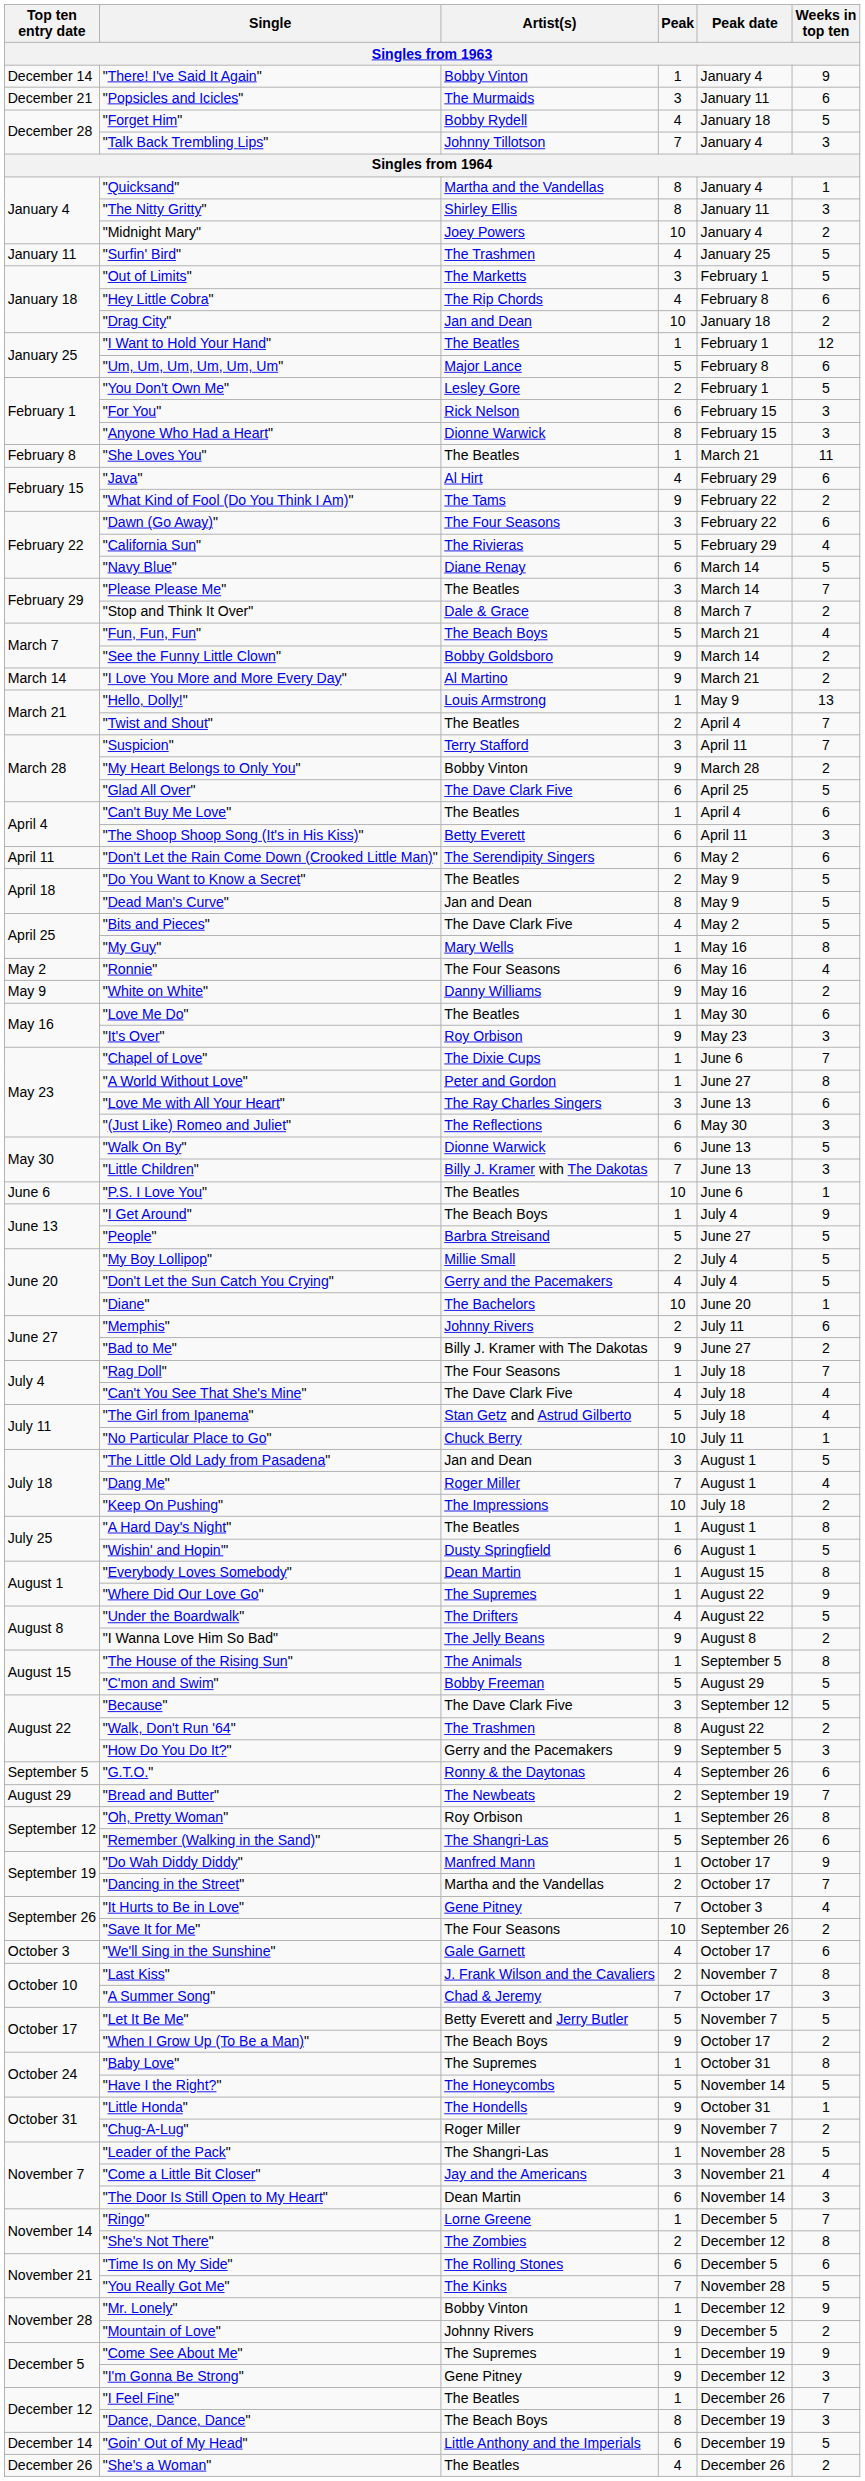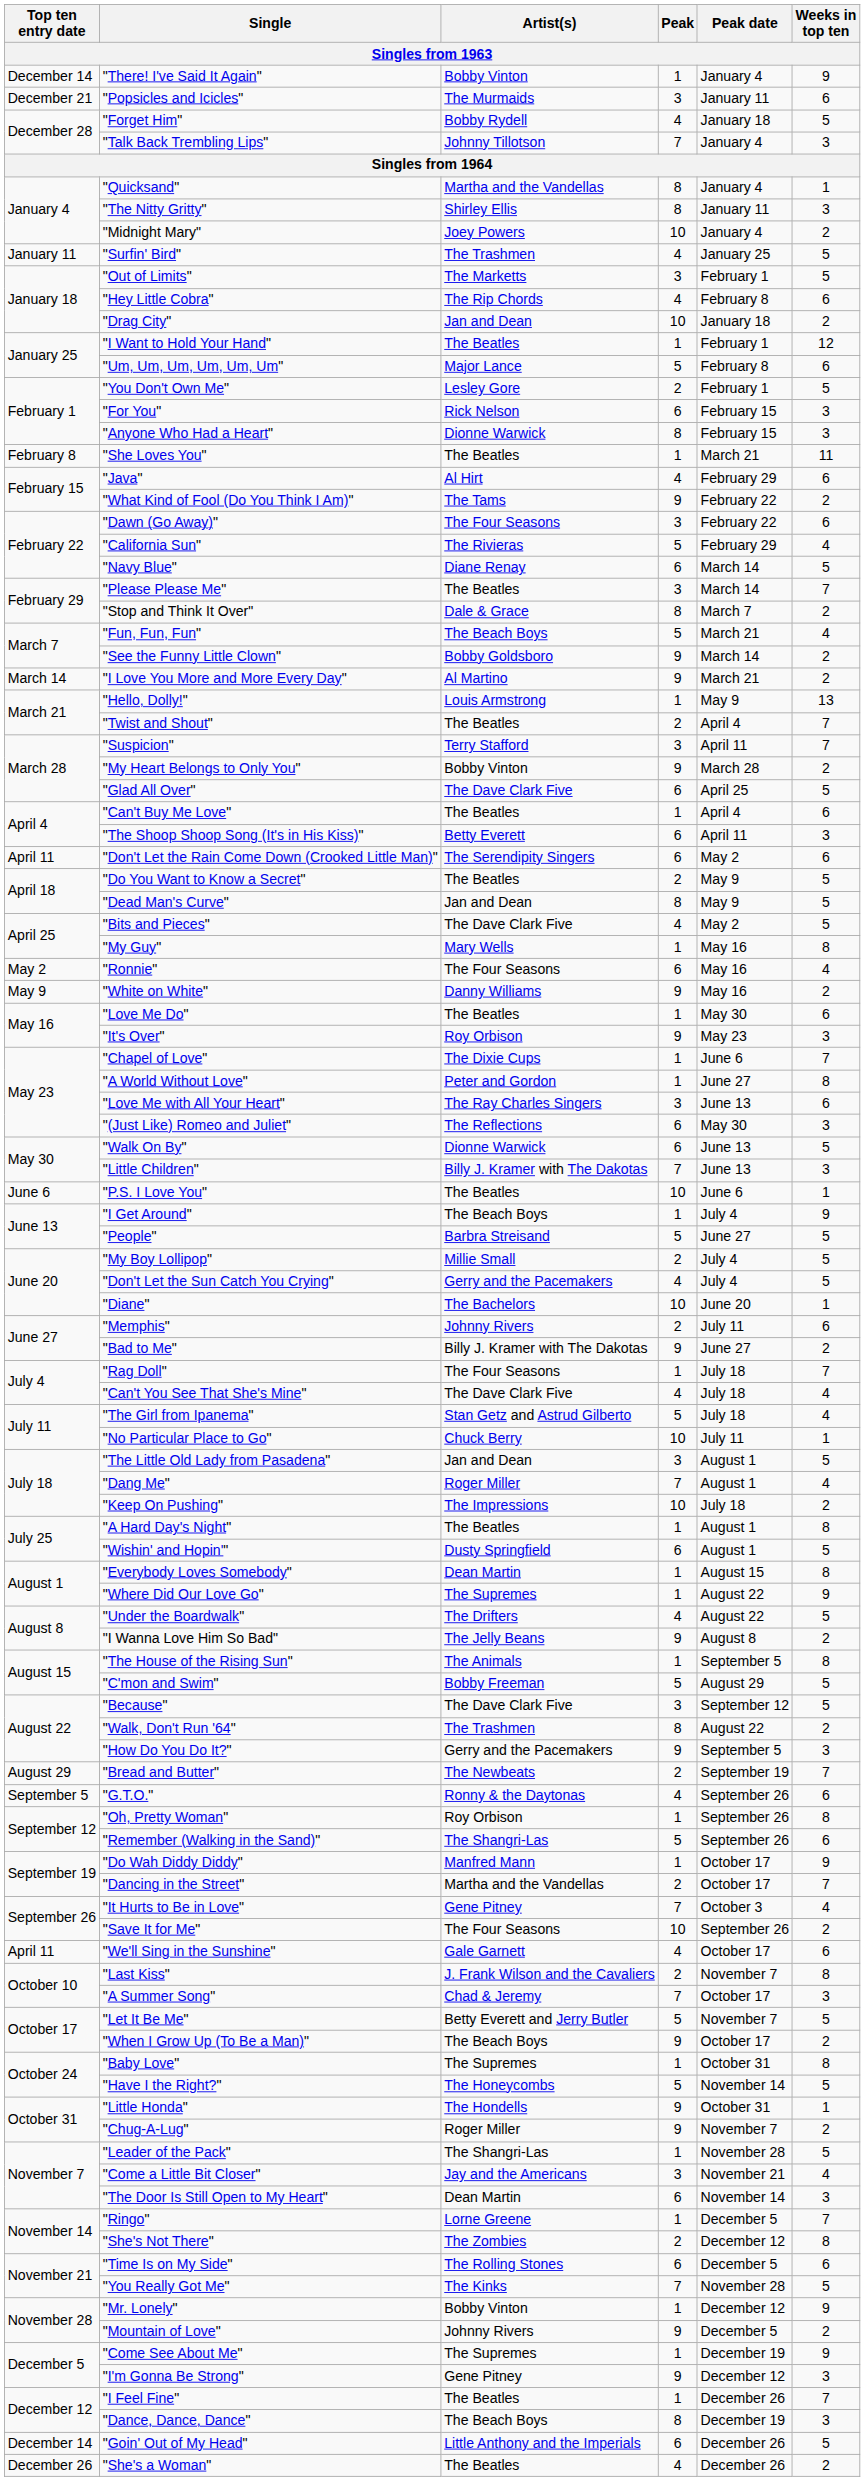rows swapped: (161, 1795) <-> (128, 1773)
(39, 1951) October 3 -> (31, 1951) April 11
(743, 2443) December 19 -> (743, 2443) December 26
